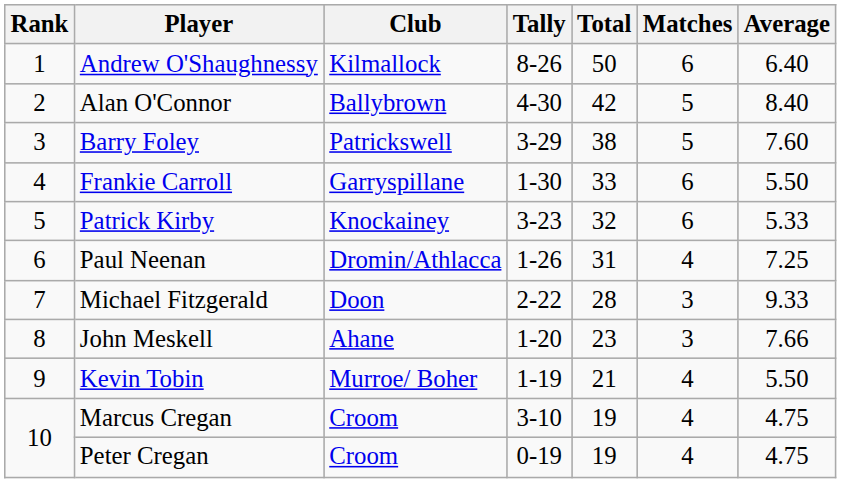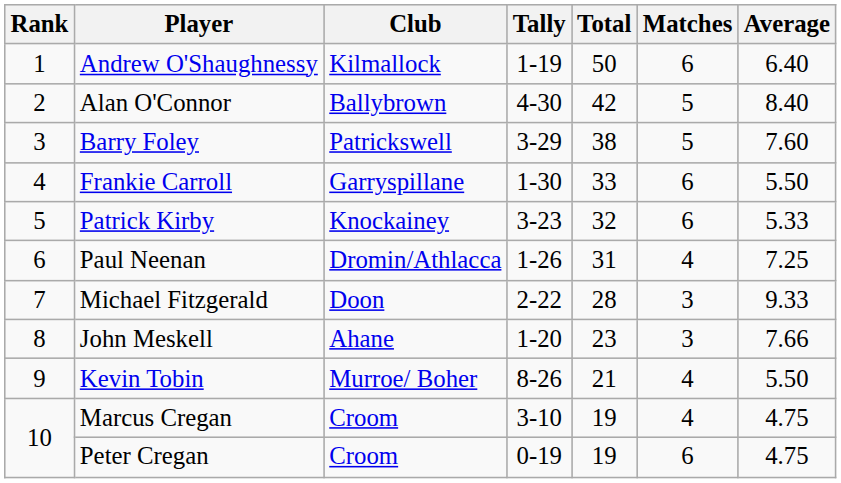(539, 63) 8-26 -> (539, 63) 1-19
(539, 378) 1-19 -> (539, 378) 8-26
(688, 456) 4 -> (688, 456) 6
